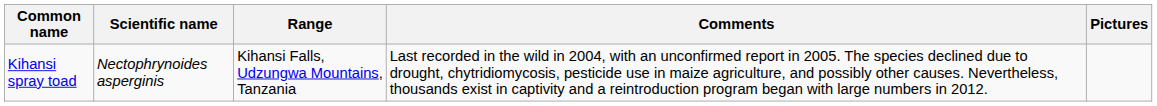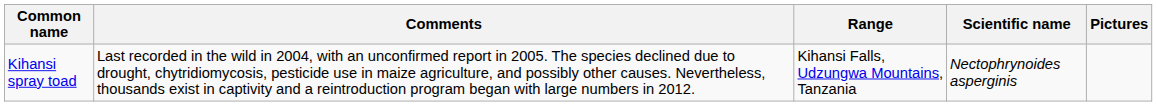columns swapped: (164, 24) <-> (737, 24)
